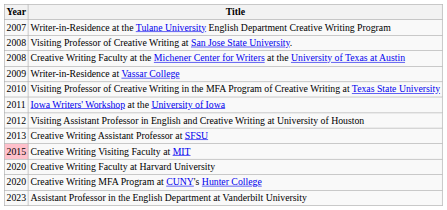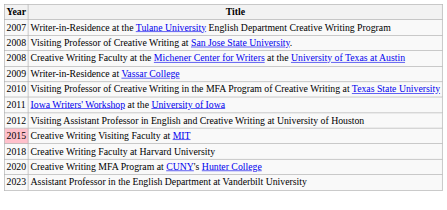- row: (119, 136)
(16, 167) 2020 -> (16, 151) 2018
